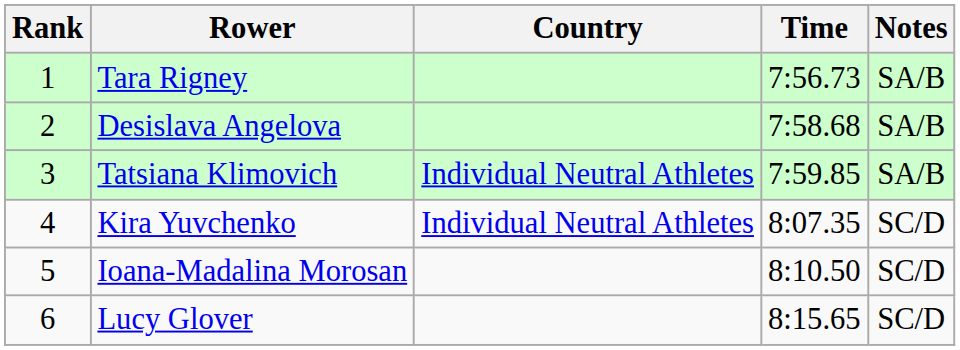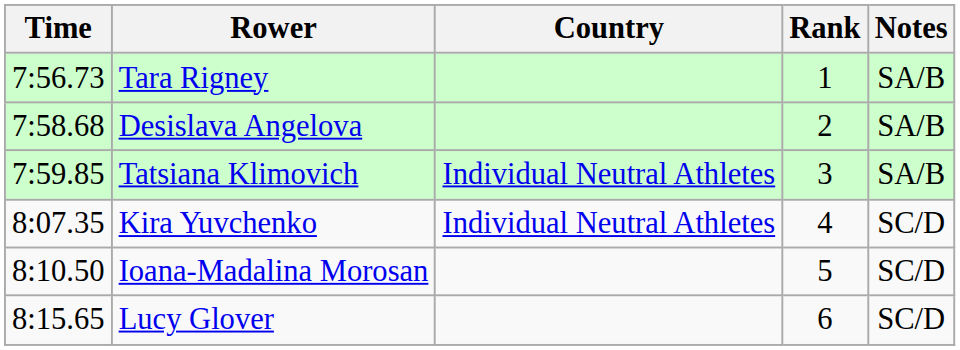columns swapped: (48, 28) <-> (814, 28)
